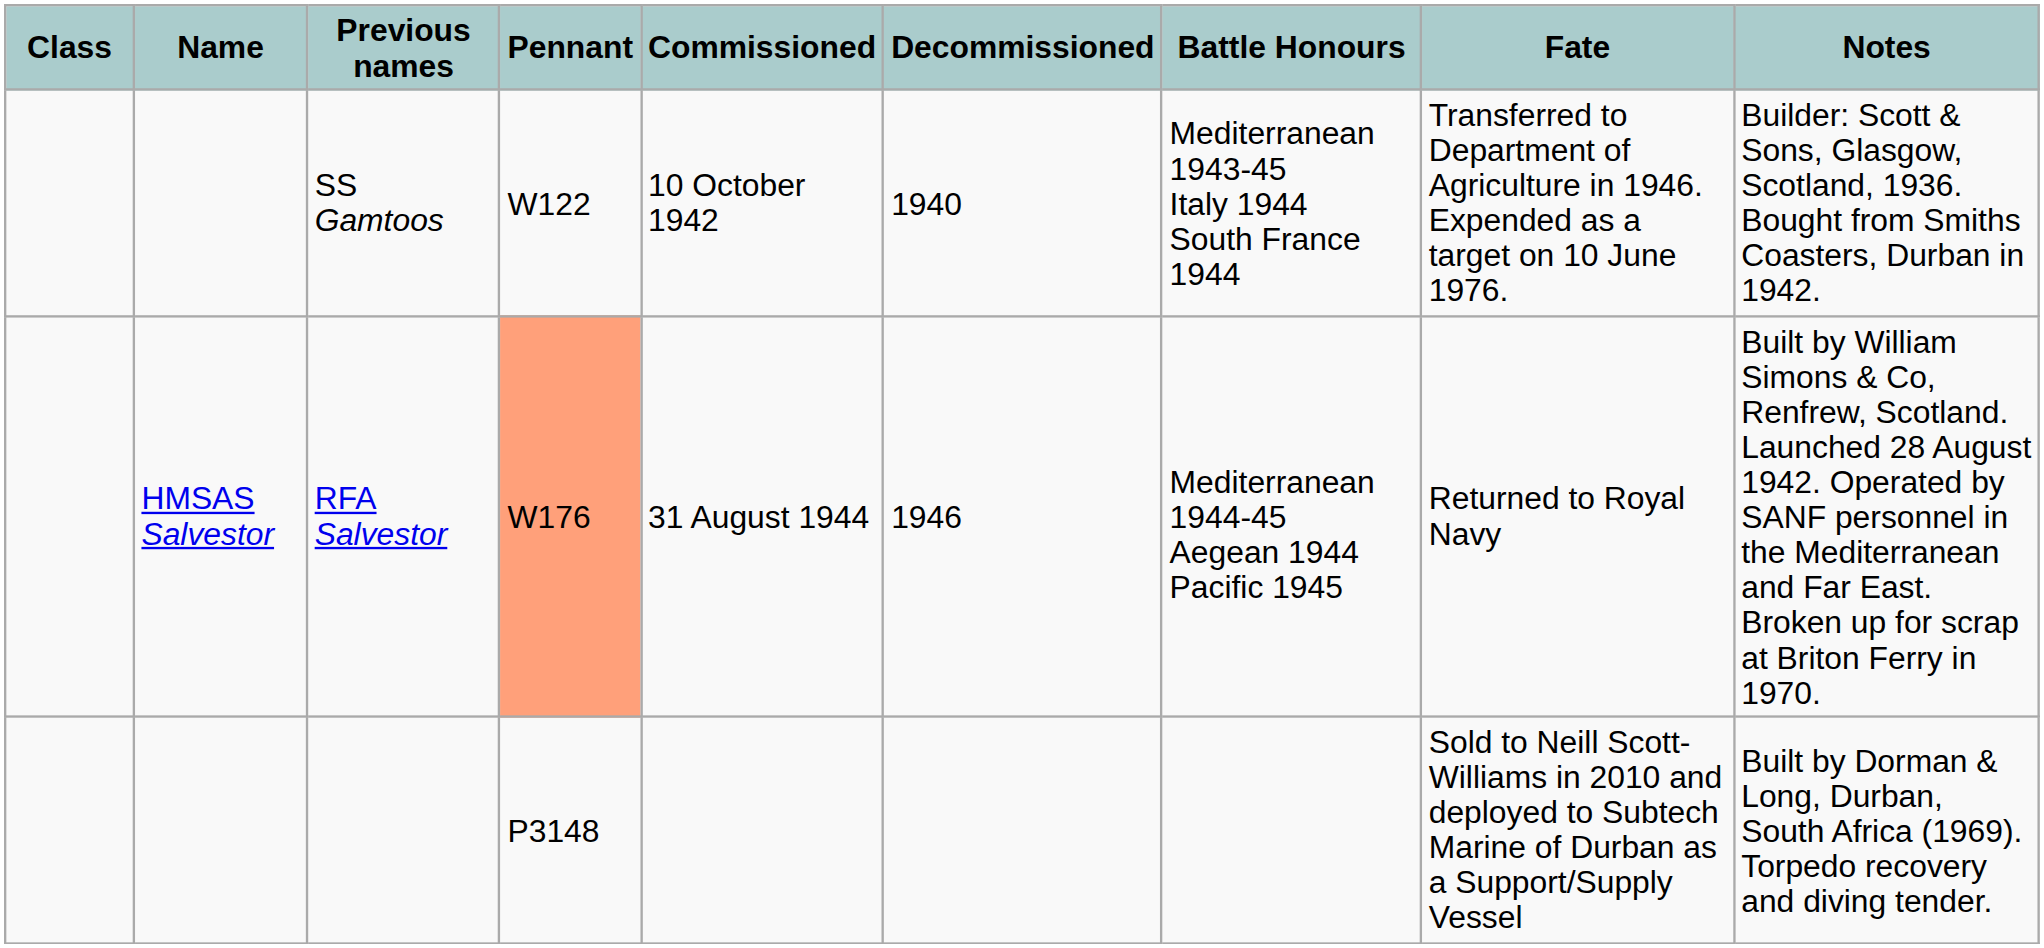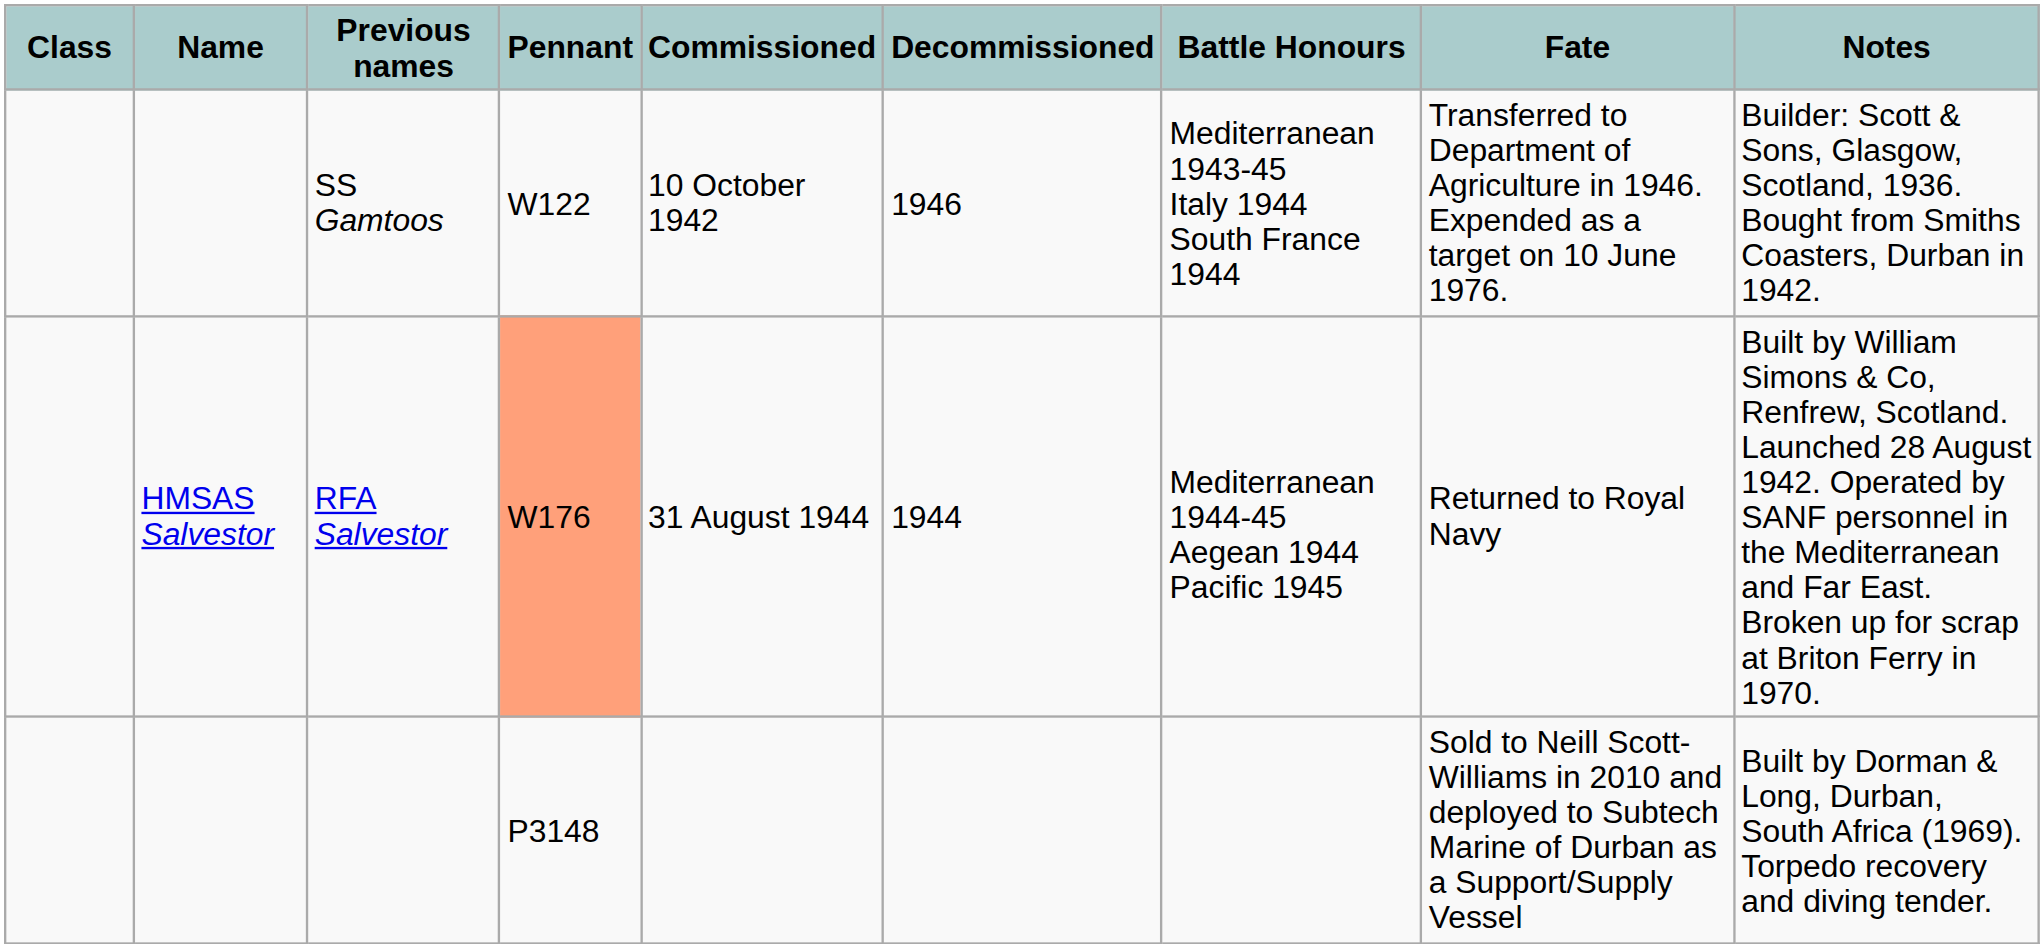(927, 203) 1940 -> (927, 203) 1946
(927, 516) 1946 -> (927, 516) 1944
